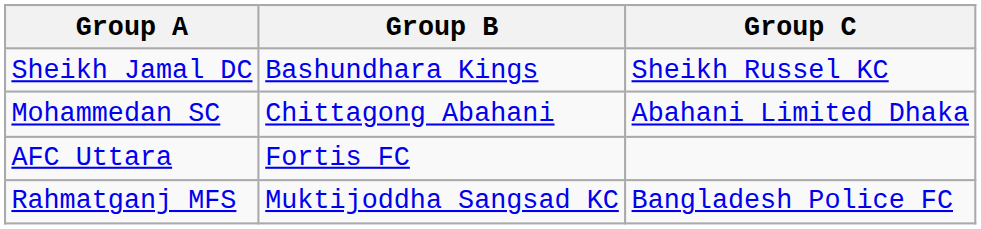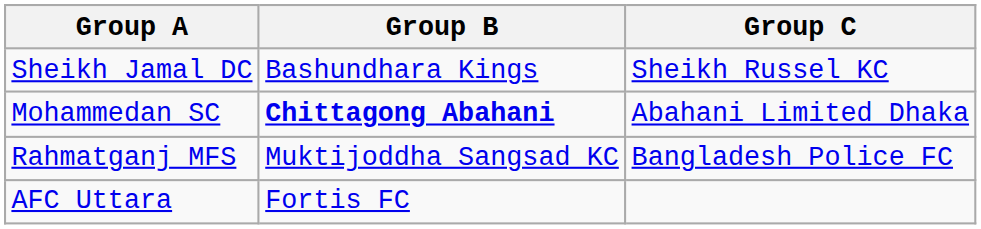(410, 114) normal -> (410, 114) bold
rows swapped: (124, 201) <-> (92, 158)
